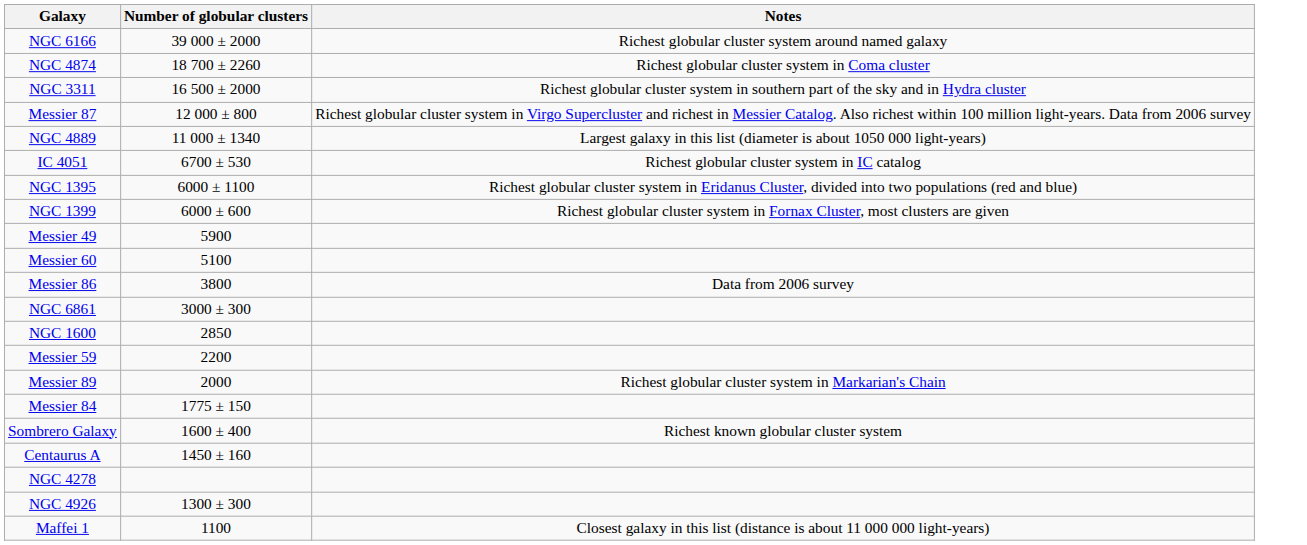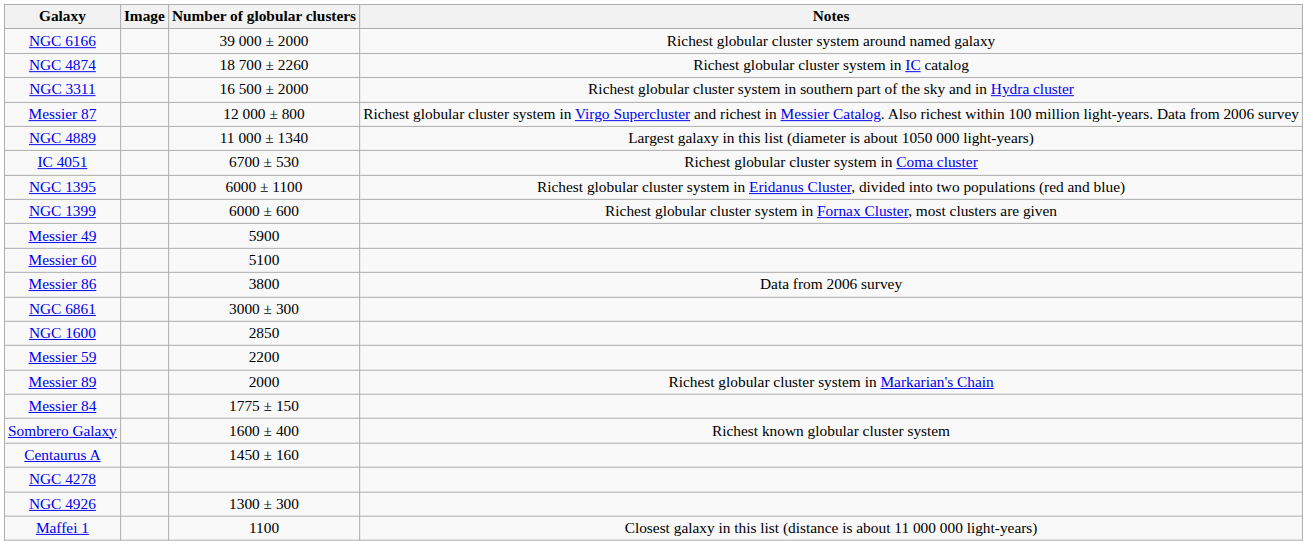+ column: (144, 16)
(783, 65) Richest globular cluster system in Coma cluster -> (831, 65) Richest globular cluster system in IC catalog
(783, 162) Richest globular cluster system in IC catalog -> (831, 162) Richest globular cluster system in Coma cluster
